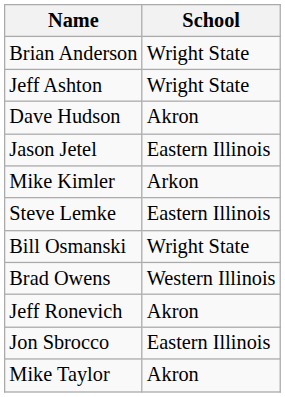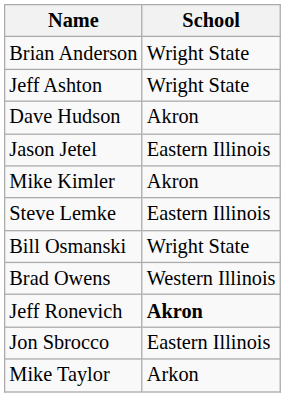(173, 181) Arkon -> (173, 181) Akron
(173, 310) normal -> (175, 310) bold
(173, 375) Akron -> (173, 375) Arkon
